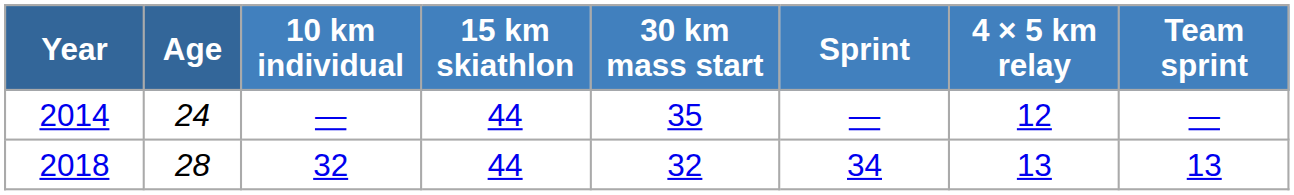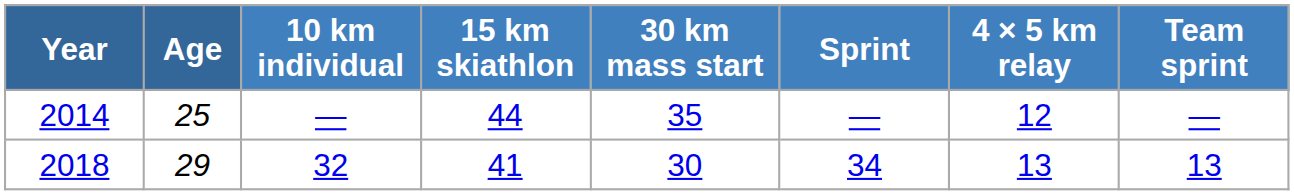(193, 115) 24 -> (193, 115) 25
(193, 165) 28 -> (193, 165) 29
(505, 165) 44 -> (505, 165) 41
(685, 165) 32 -> (685, 165) 30
